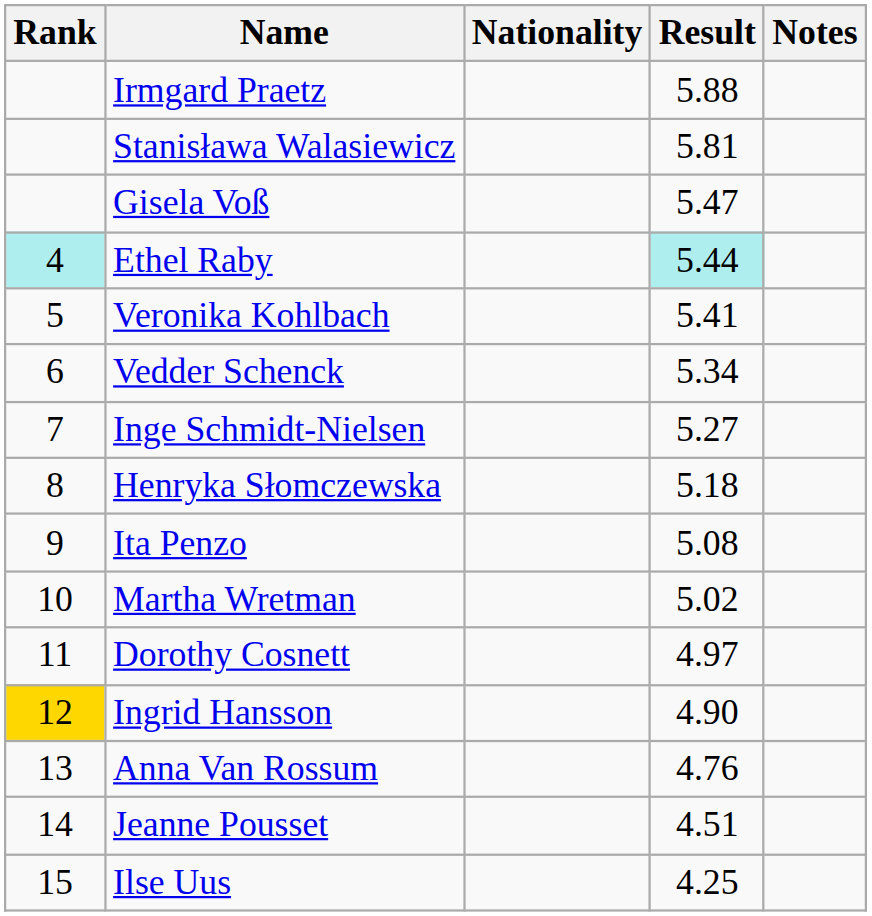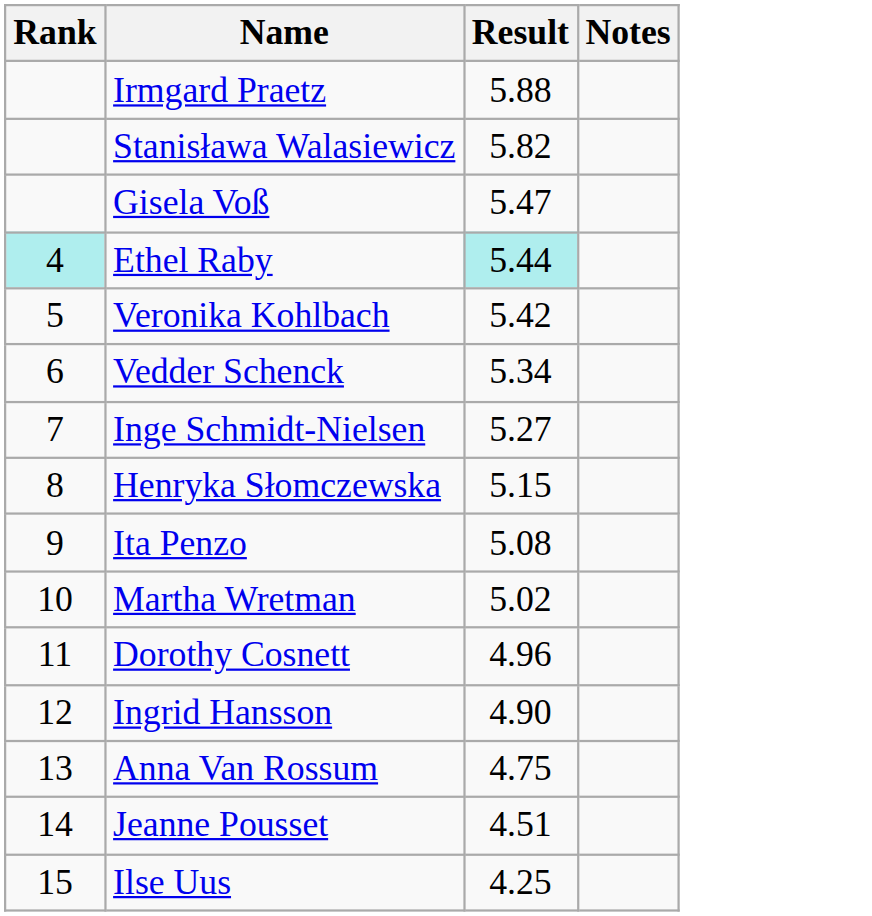- column: (557, 32)
(707, 145) 5.81 -> (520, 145) 5.82
(707, 315) 5.41 -> (520, 315) 5.42
(707, 485) 5.18 -> (520, 485) 5.15
(707, 655) 4.97 -> (520, 655) 4.96
(55, 711) gold background -> (55, 711) no background
(707, 768) 4.76 -> (520, 768) 4.75
